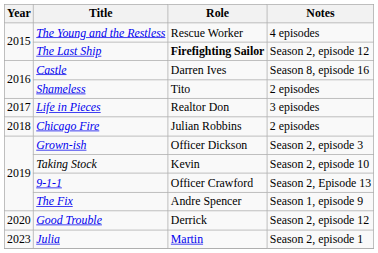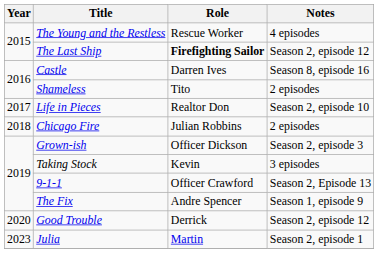(295, 107) 3 episodes -> (319, 107) Season 2, episode 10
(319, 164) Season 2, episode 10 -> (295, 164) 3 episodes
